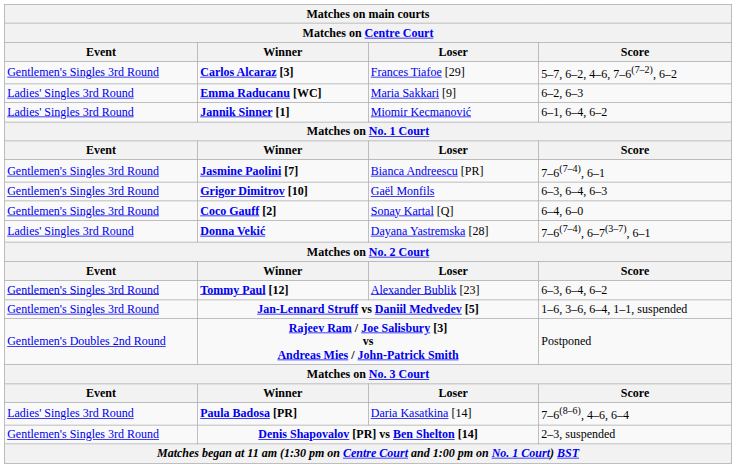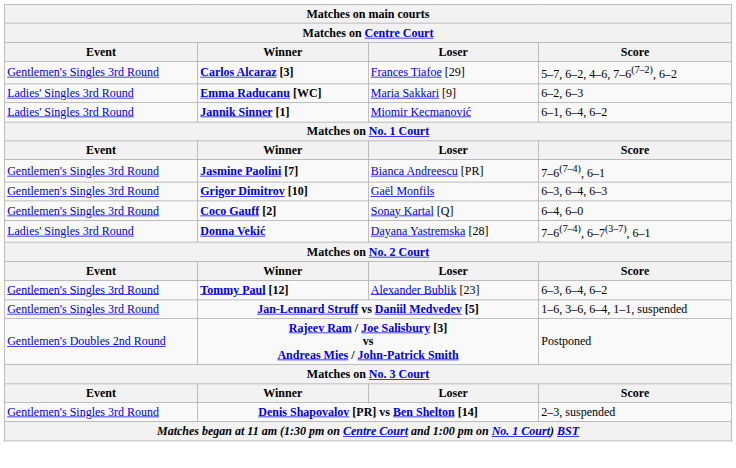- row: (249, 413)
